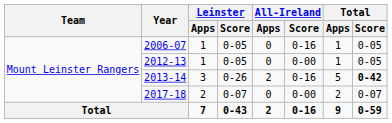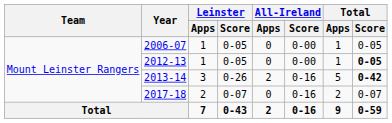(304, 45) 0-16 -> (304, 45) 0-00
(370, 61) normal -> (370, 61) bold
(304, 94) 0-00 -> (304, 94) 0-16
